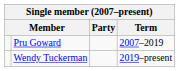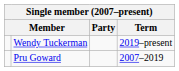rows swapped: (37, 43) <-> (50, 58)
